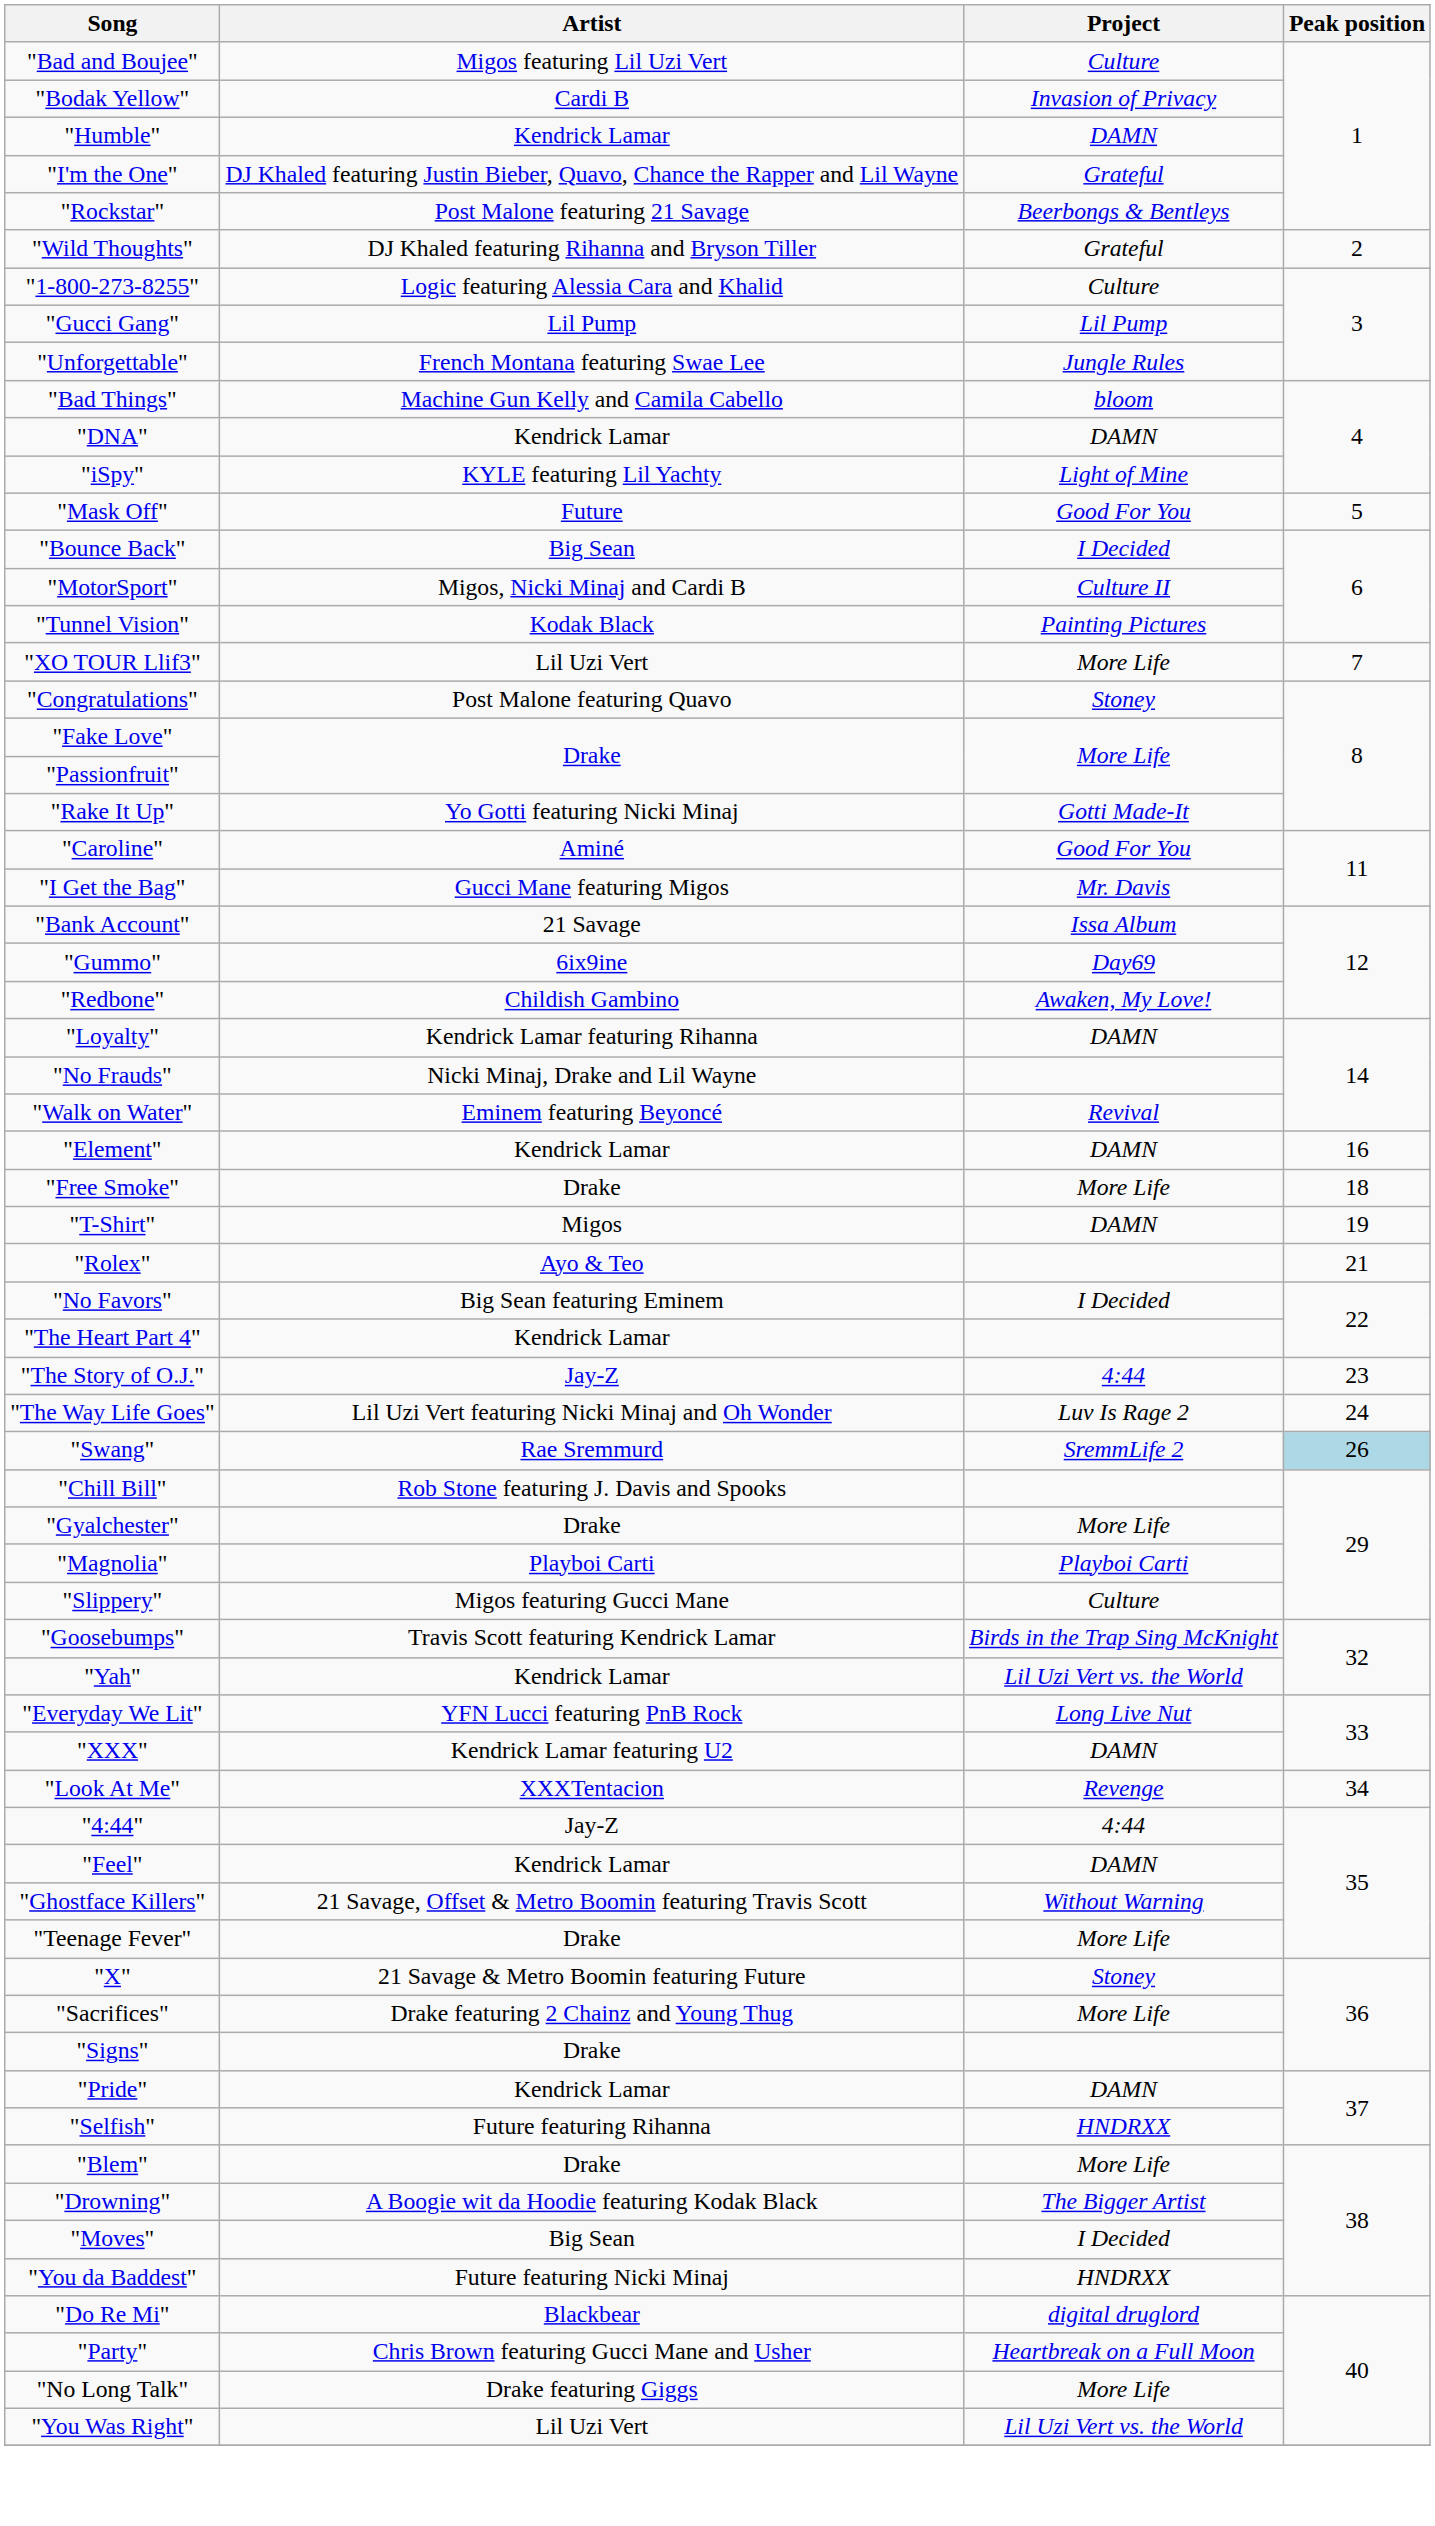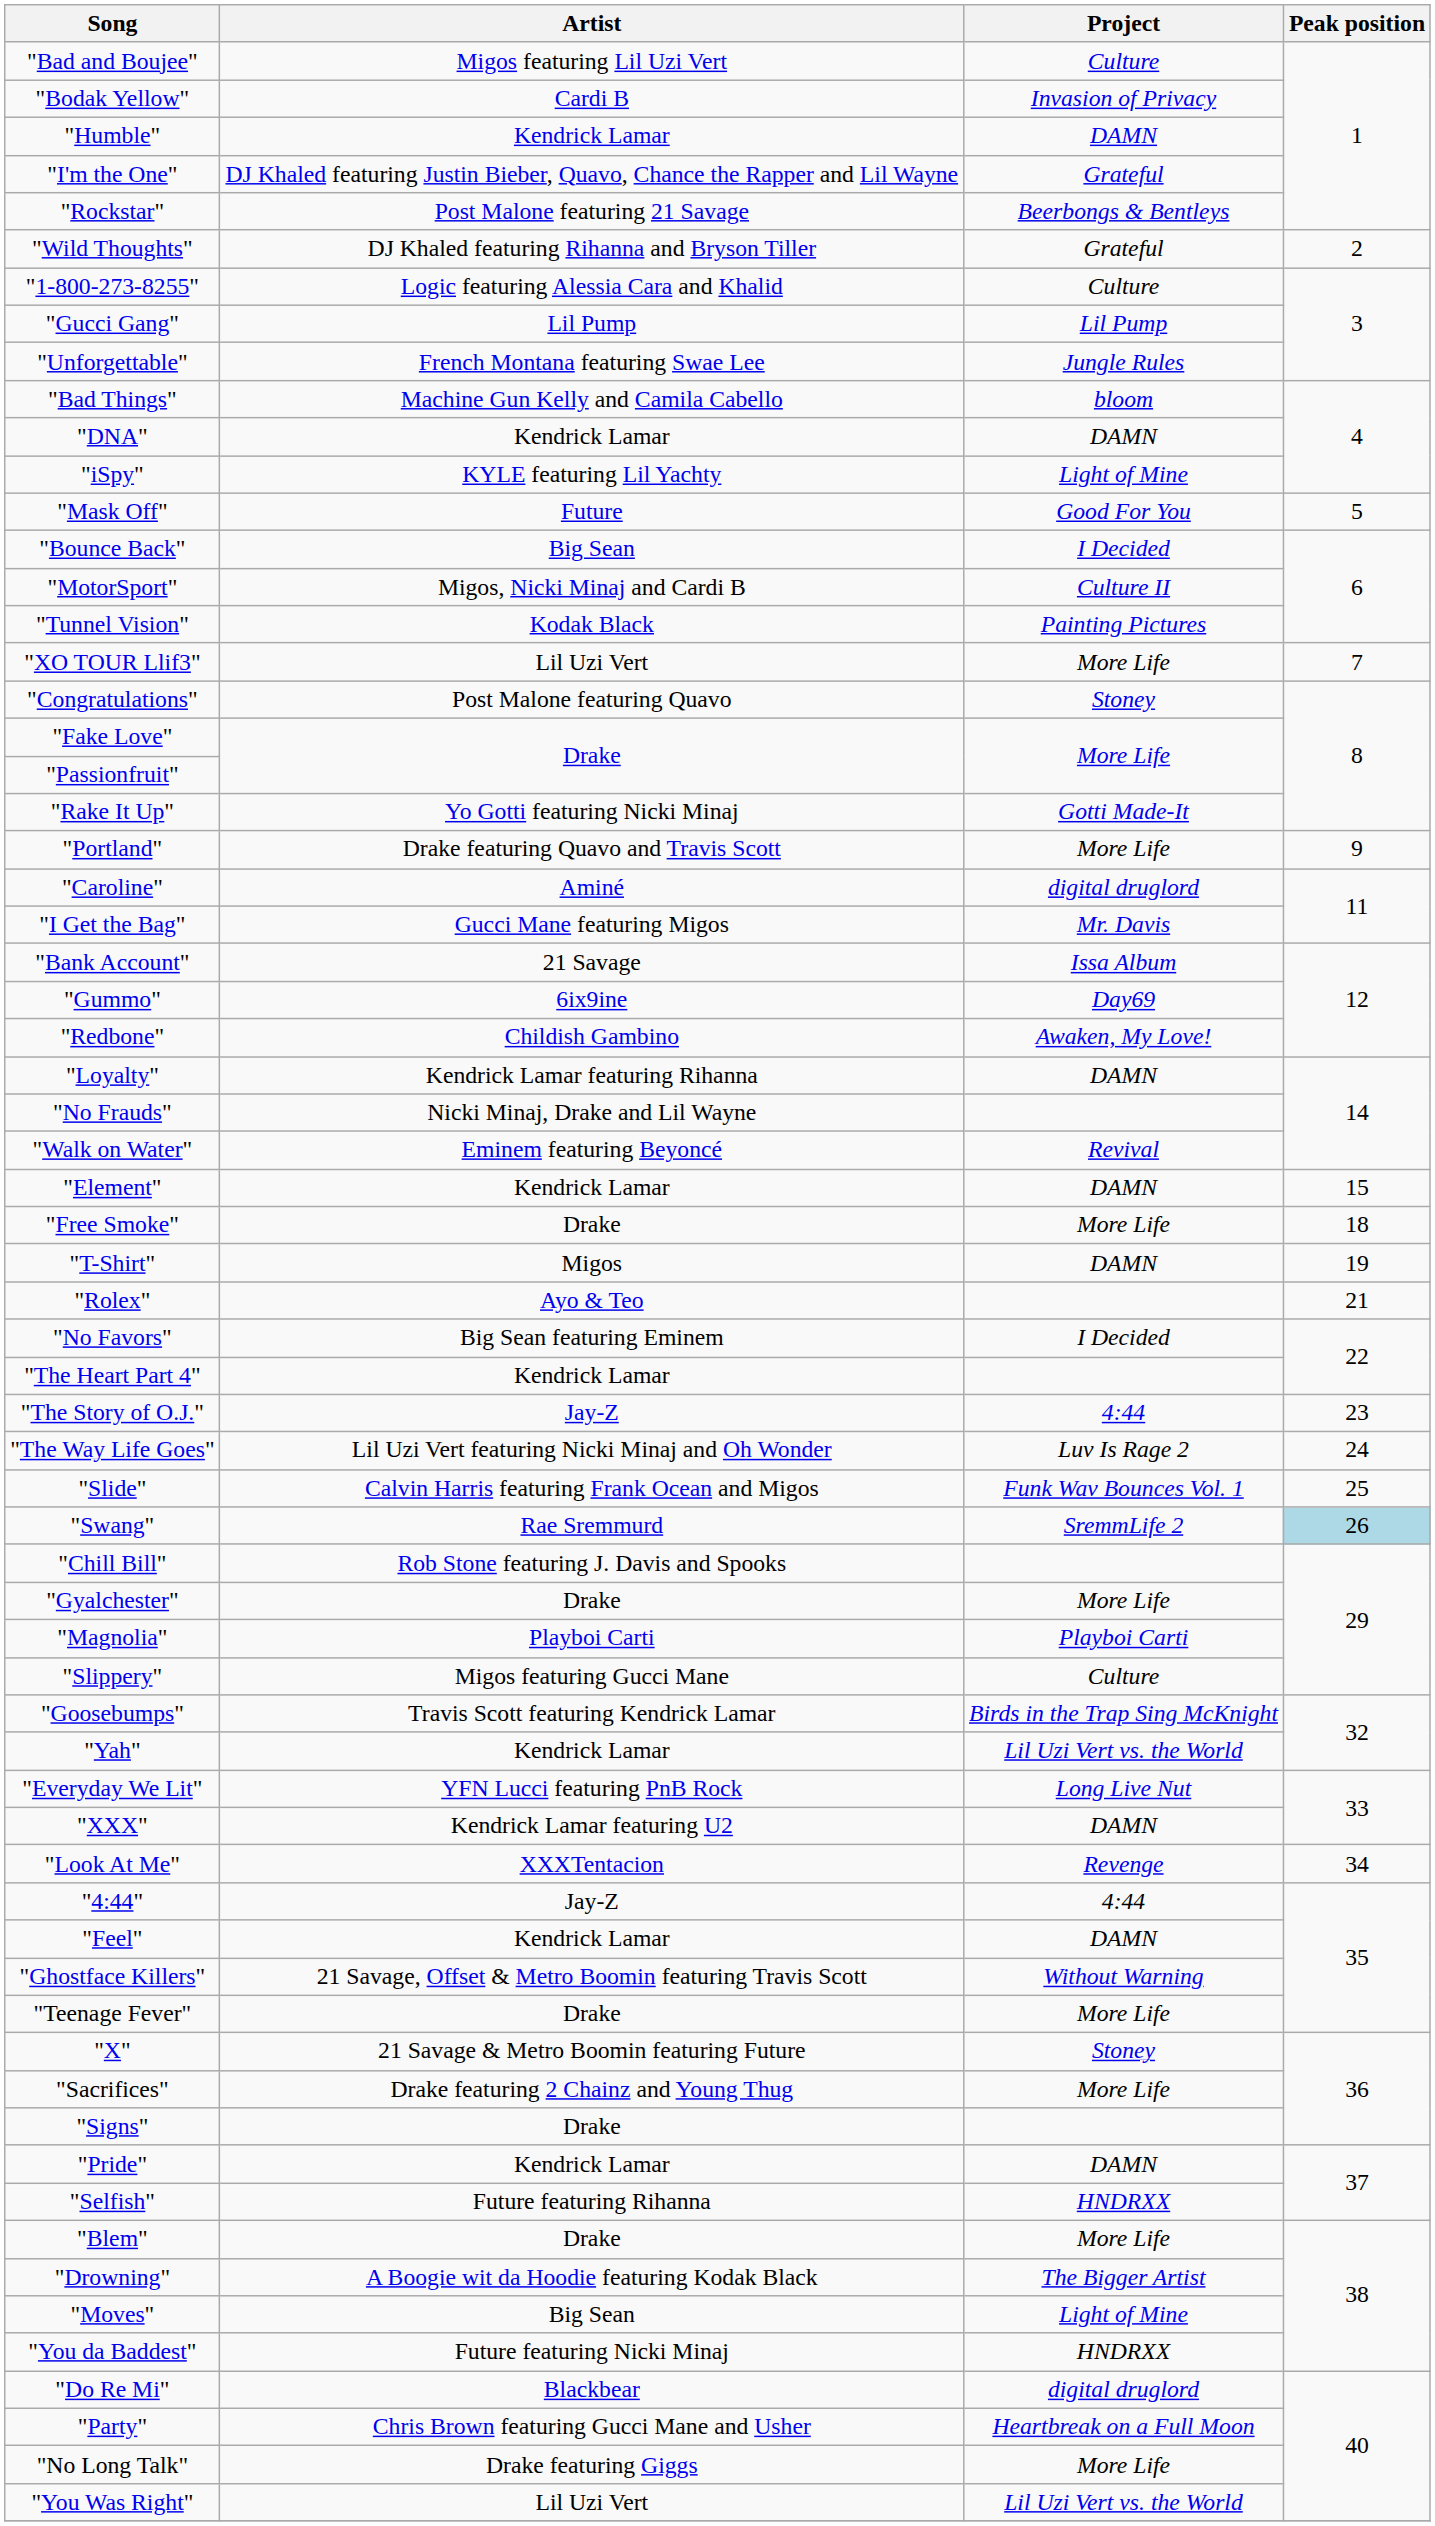+ row: (112, 849)
(1123, 849) Good For You -> (1124, 887) digital druglord
(1357, 1149) 16 -> (1357, 1187) 15
+ row: (112, 1487)
(1123, 2239) I Decided -> (1123, 2314) Light of Mine
